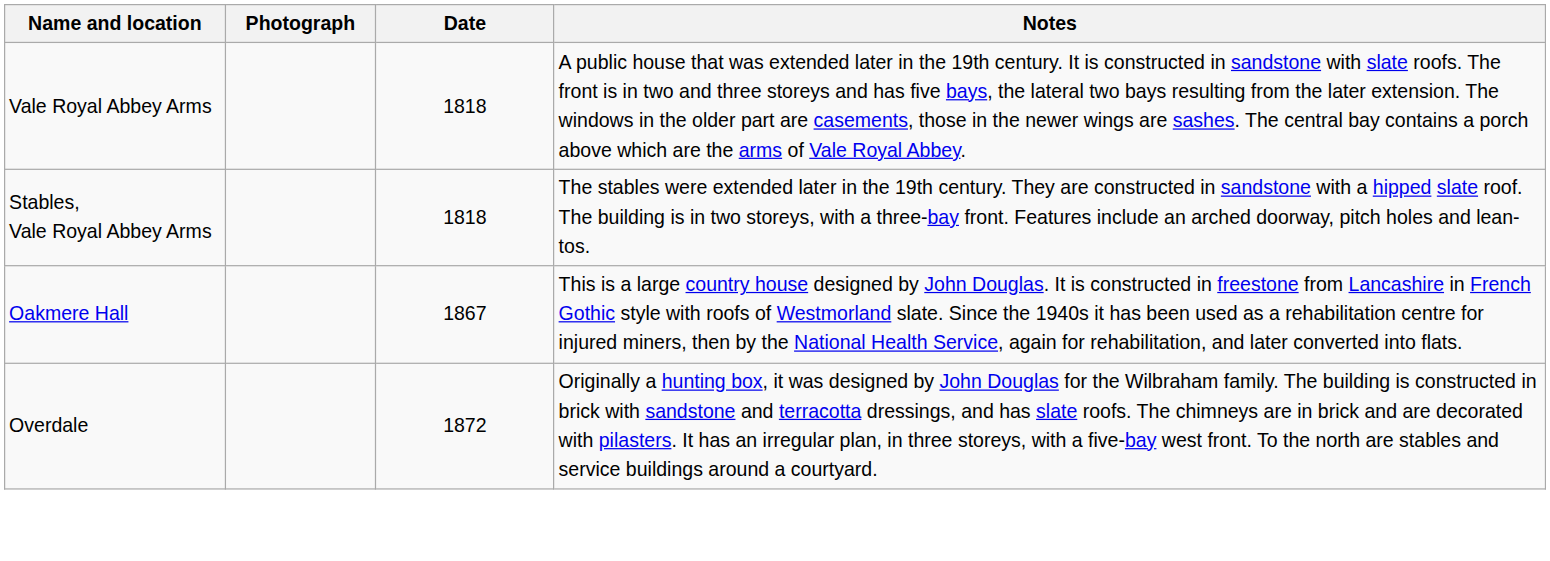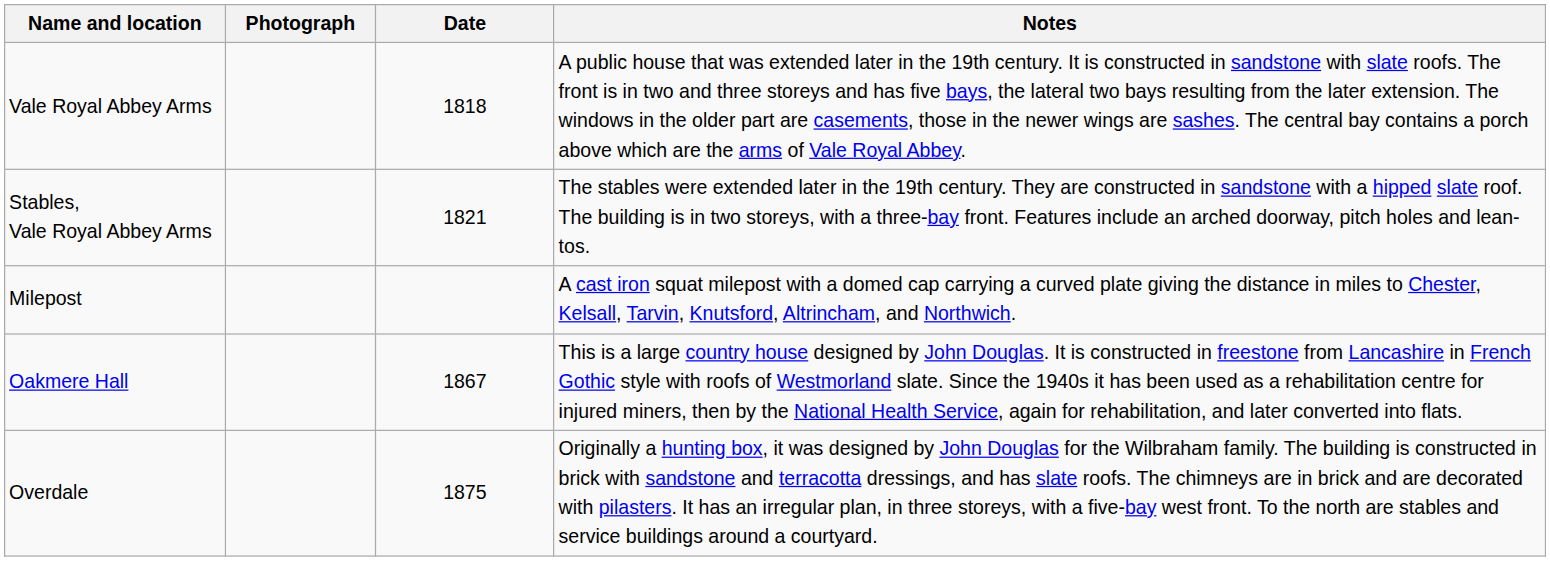(465, 217) 1818 -> (465, 217) 1821
+ row: (45, 299)
(465, 425) 1872 -> (465, 493) 1875
